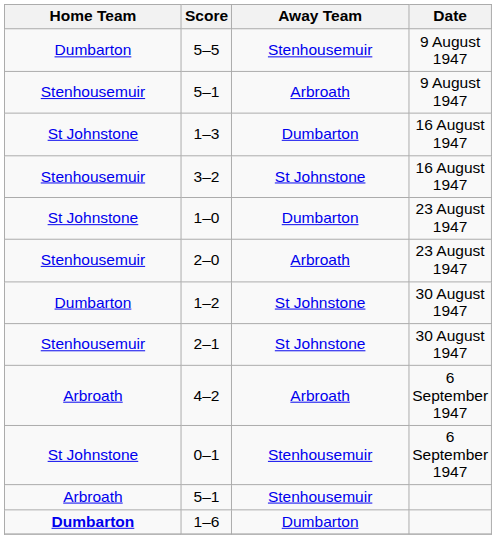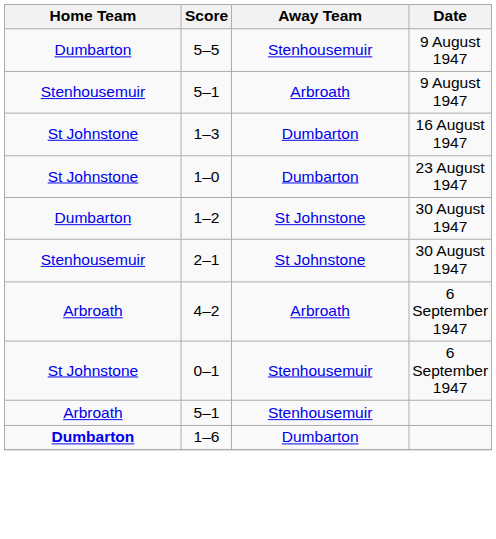- row: (207, 176)
- row: (207, 260)
